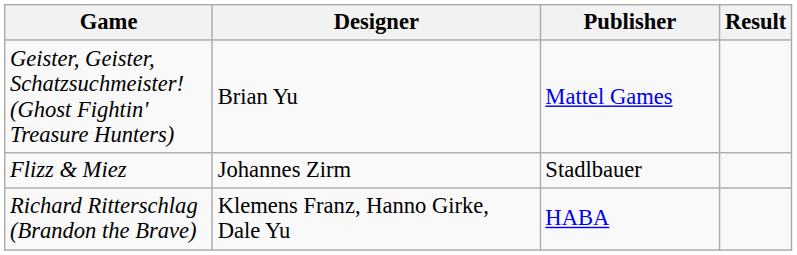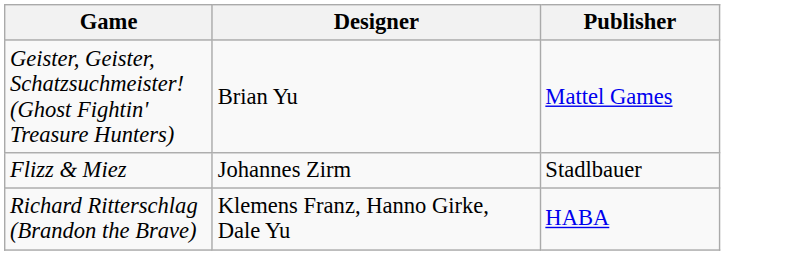- column: (756, 22)
